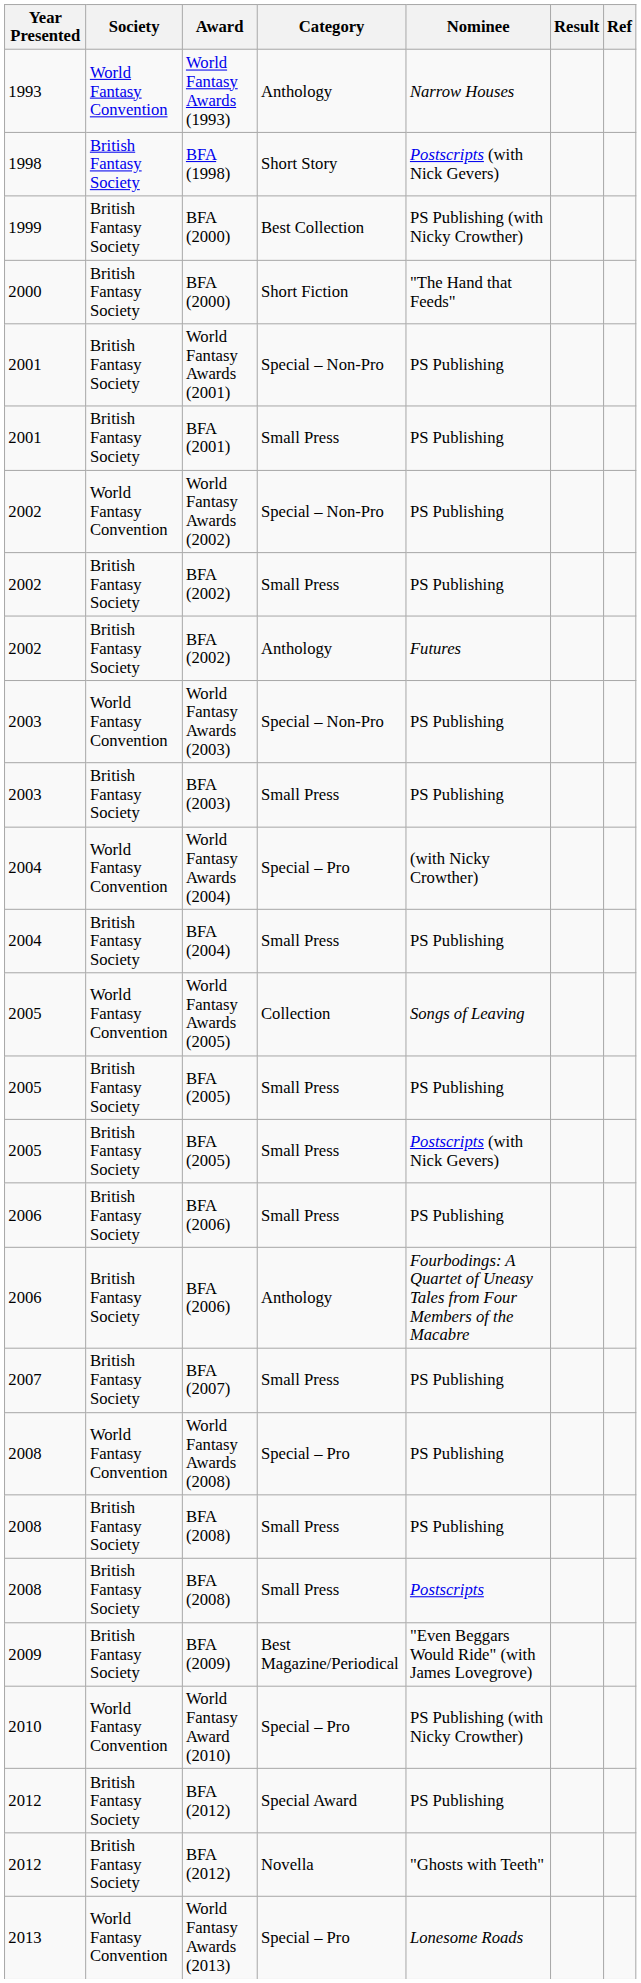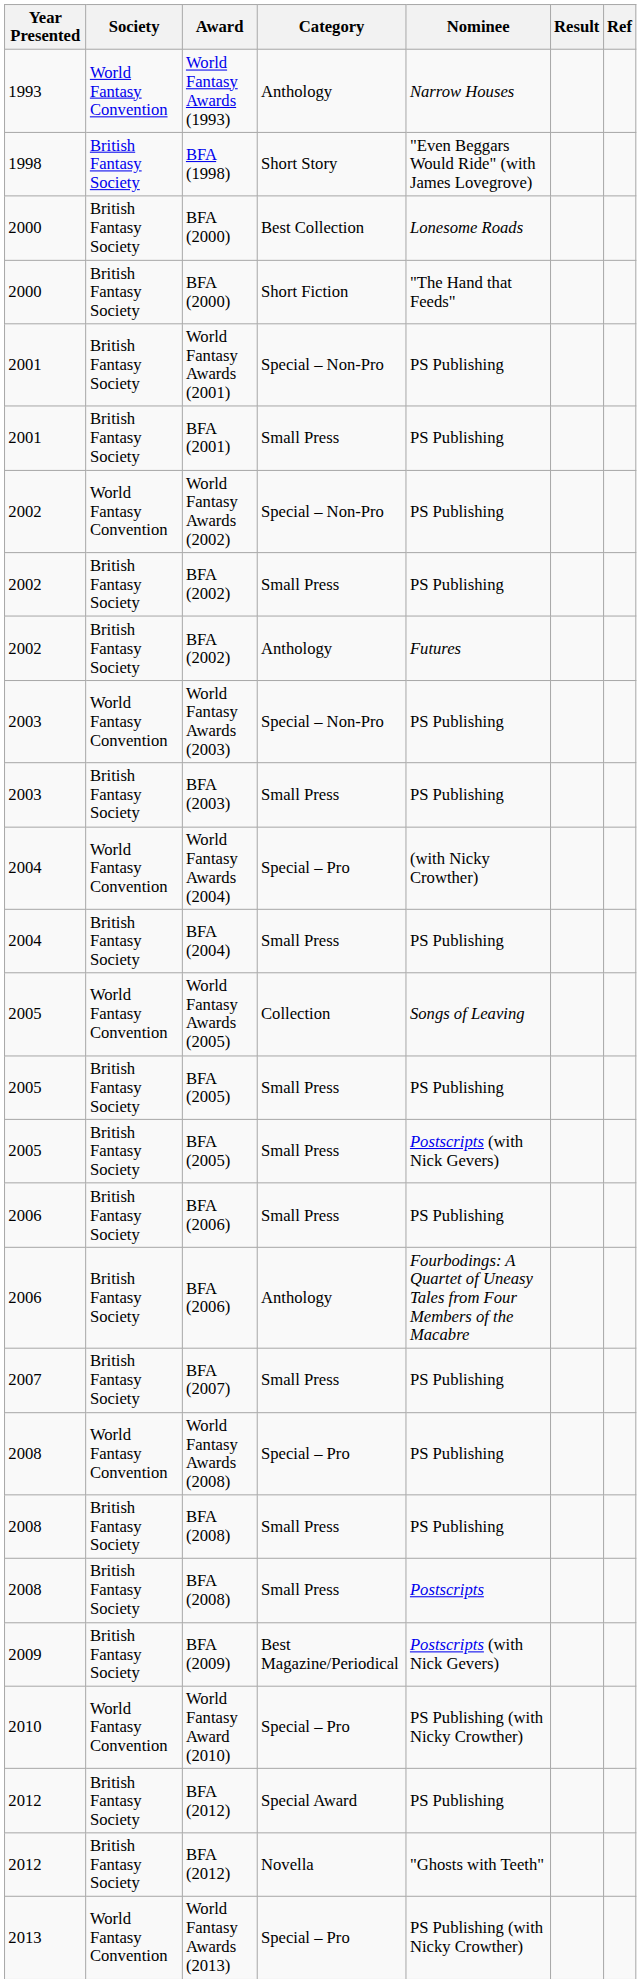(467, 164) Postscripts (with Nick Gevers) -> (473, 164) "Even Beggars Would Ride" (with James Lovegrove)
(25, 227) 1999 -> (25, 227) 2000
(477, 227) PS Publishing (with Nicky Crowther) -> (467, 227) Lonesome Roads
(473, 1654) "Even Beggars Would Ride" (with James Lovegrove) -> (467, 1654) Postscripts (with Nick Gevers)
(467, 1937) Lonesome Roads -> (477, 1937) PS Publishing (with Nicky Crowther)
